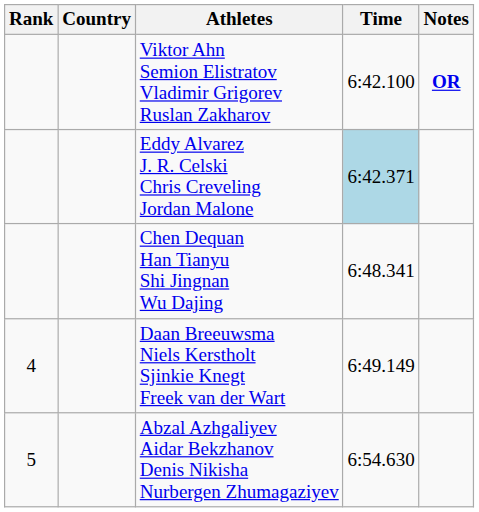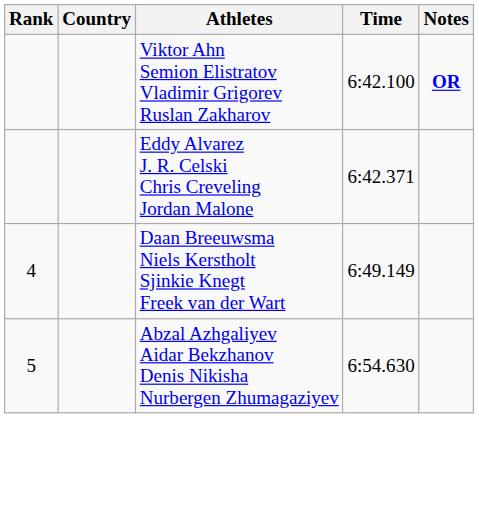(381, 176) lightblue background -> (381, 176) no background
- row: (192, 270)
